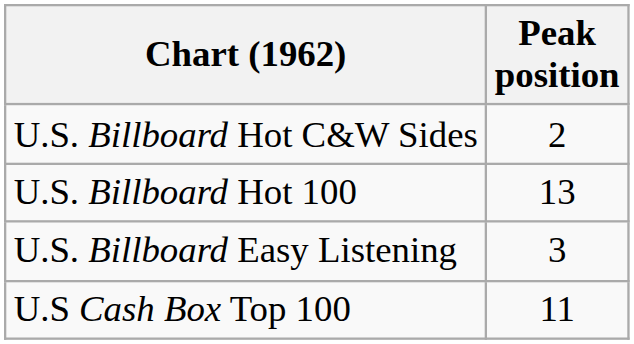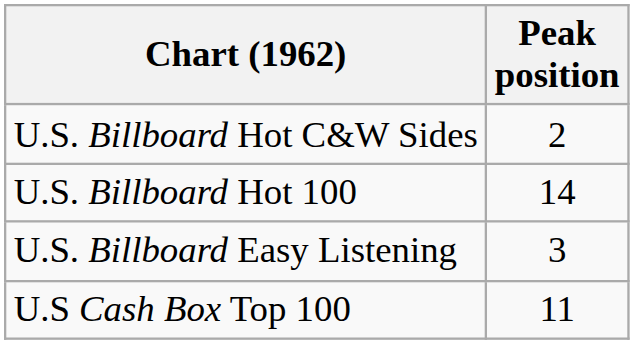(557, 191) 13 -> (557, 191) 14
